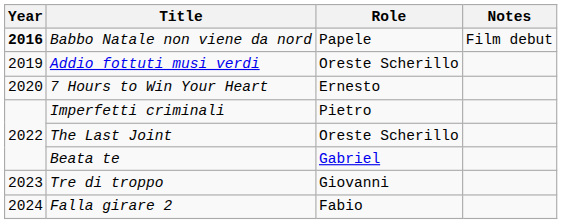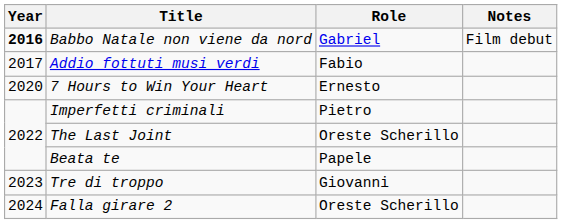(345, 40) Papele -> (350, 40) Gabriel
(26, 64) 2019 -> (26, 64) 2017
(389, 64) Oreste Scherillo -> (341, 64) Fabio
(350, 159) Gabriel -> (345, 159) Papele
(341, 206) Fabio -> (389, 206) Oreste Scherillo
